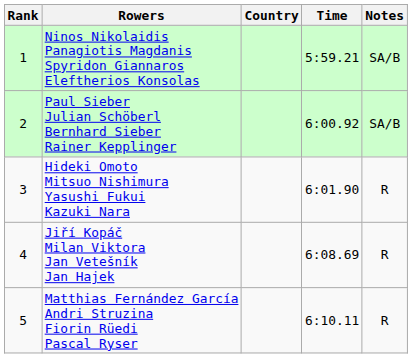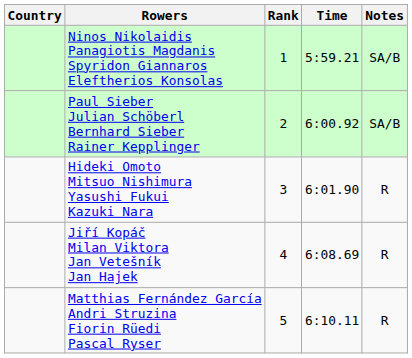columns swapped: (23, 15) <-> (272, 15)
